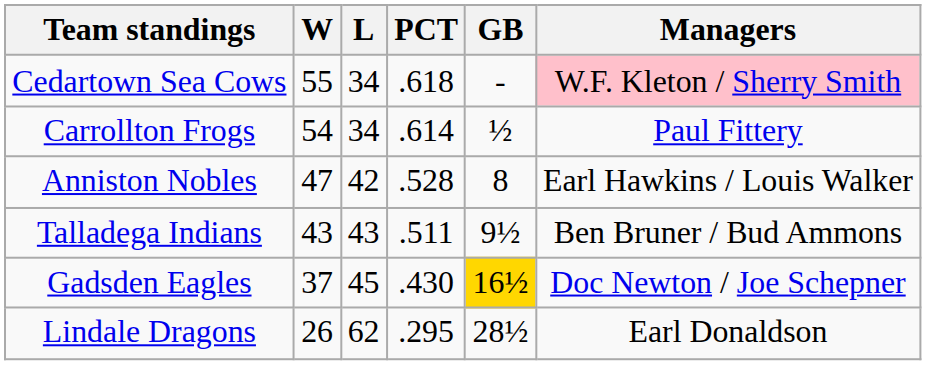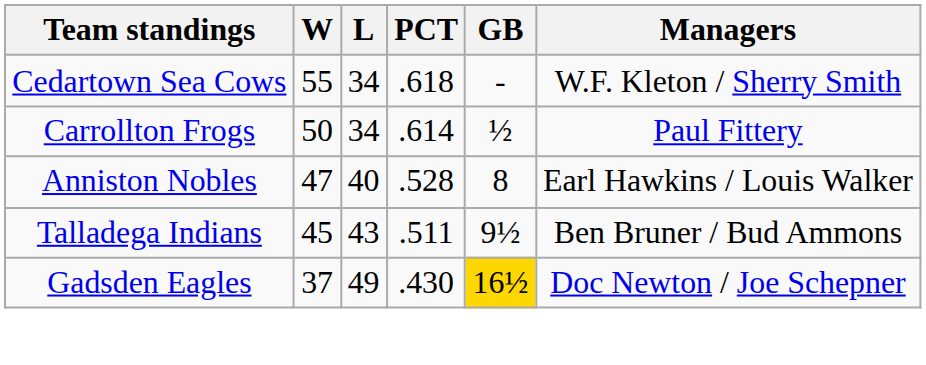(728, 80) pink background -> (728, 80) no background
(317, 130) 54 -> (317, 130) 50
(364, 181) 42 -> (364, 181) 40
(317, 231) 43 -> (317, 231) 45
(364, 282) 45 -> (364, 282) 49
- row: (149, 332)
